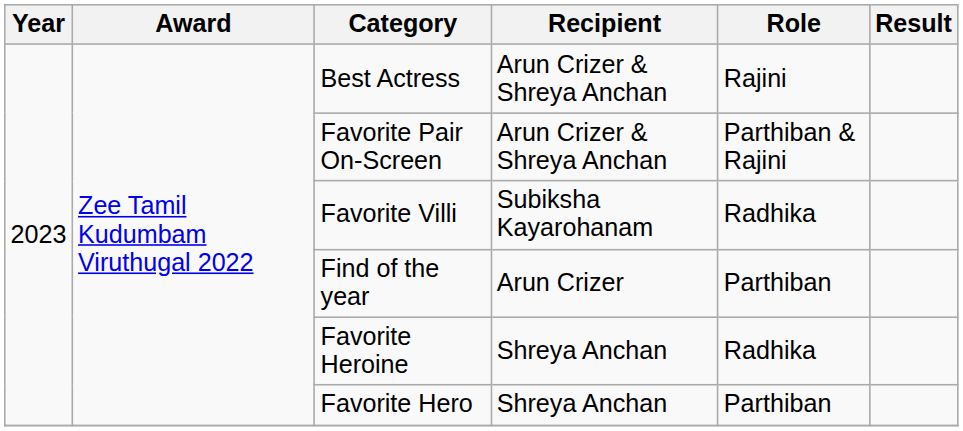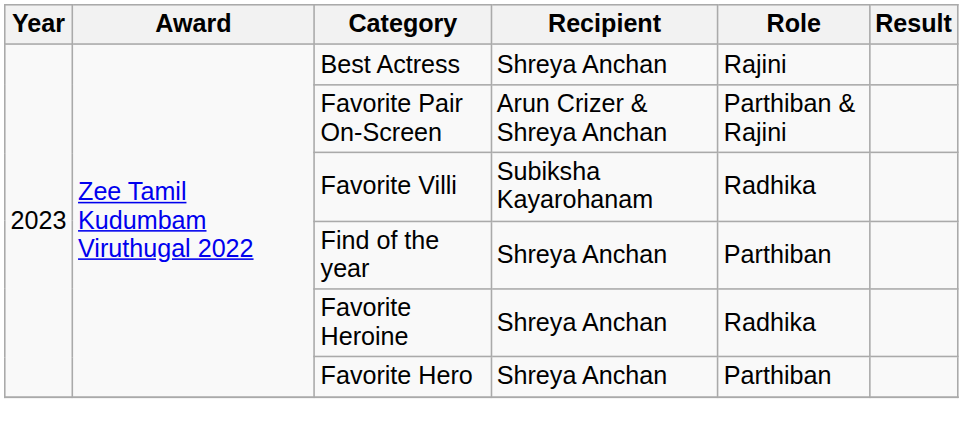(582, 78) Arun Crizer & Shreya Anchan -> (582, 64) Shreya Anchan
(560, 282) Arun Crizer -> (582, 254) Shreya Anchan
